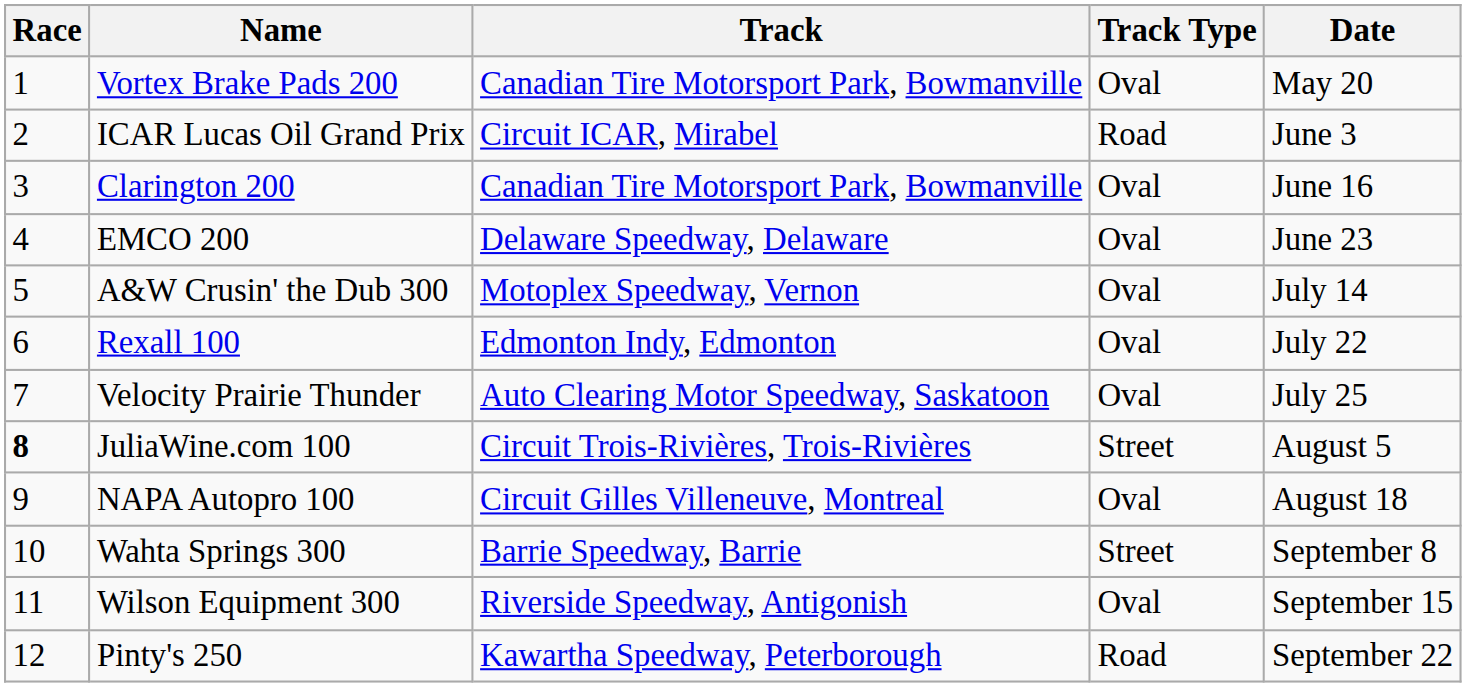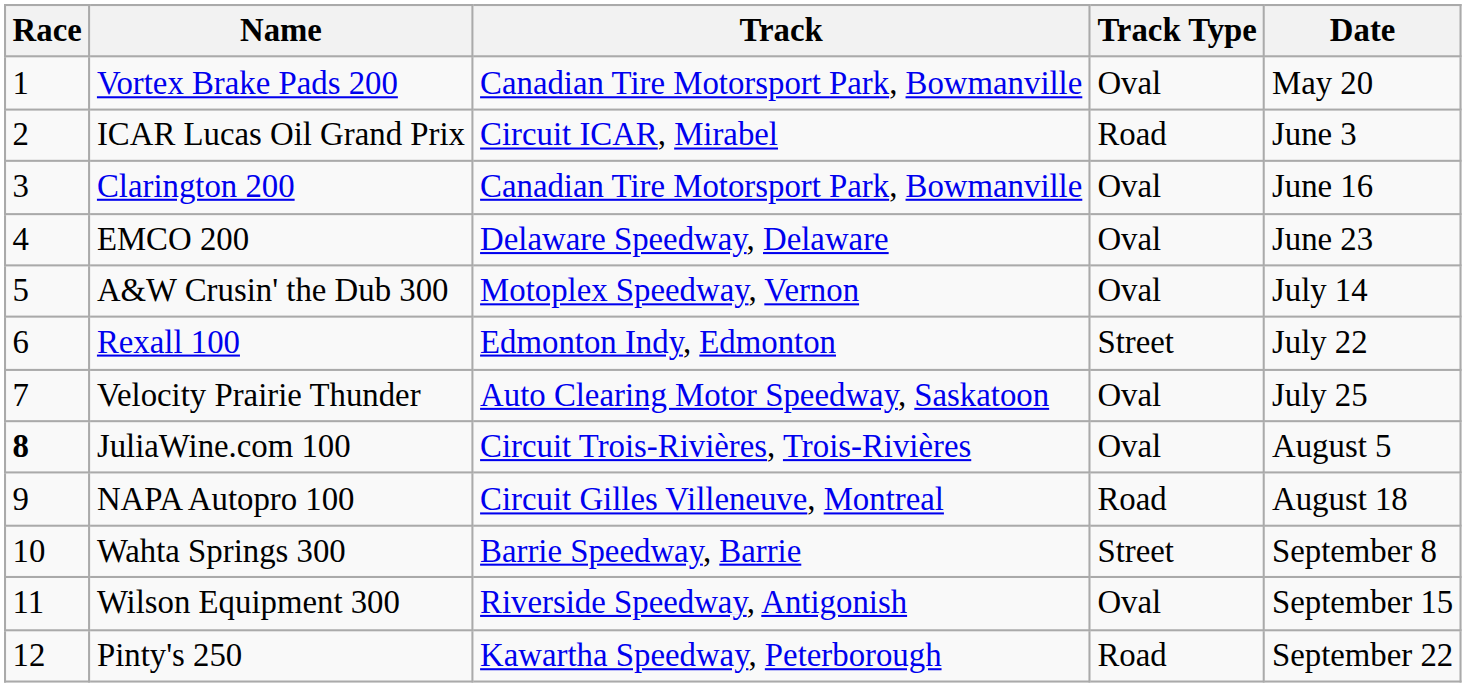(1129, 342) Oval -> (1136, 342) Street
(1136, 446) Street -> (1129, 446) Oval
(1129, 498) Oval -> (1132, 498) Road
